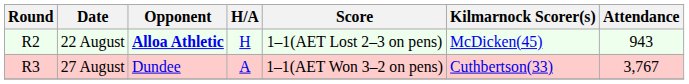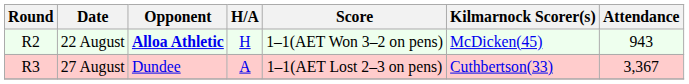(355, 41) 1–1(AET Lost 2–3 on pens) -> (355, 41) 1–1(AET Won 3–2 on pens)
(355, 66) 1–1(AET Won 3–2 on pens) -> (355, 66) 1–1(AET Lost 2–3 on pens)
(641, 66) 3,767 -> (641, 66) 3,367
